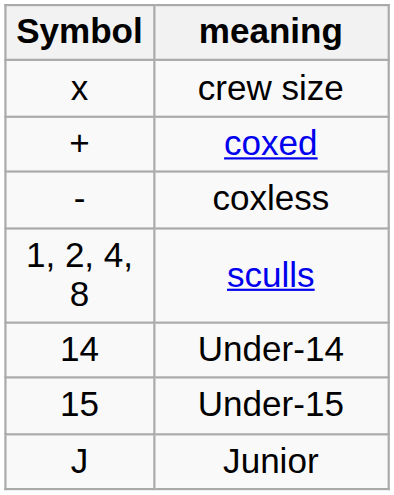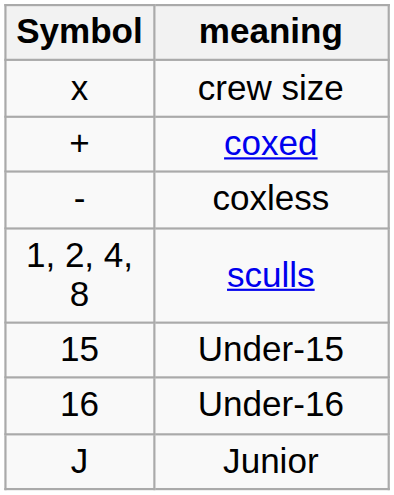- row: (271, 349)
+ row: (271, 405)
